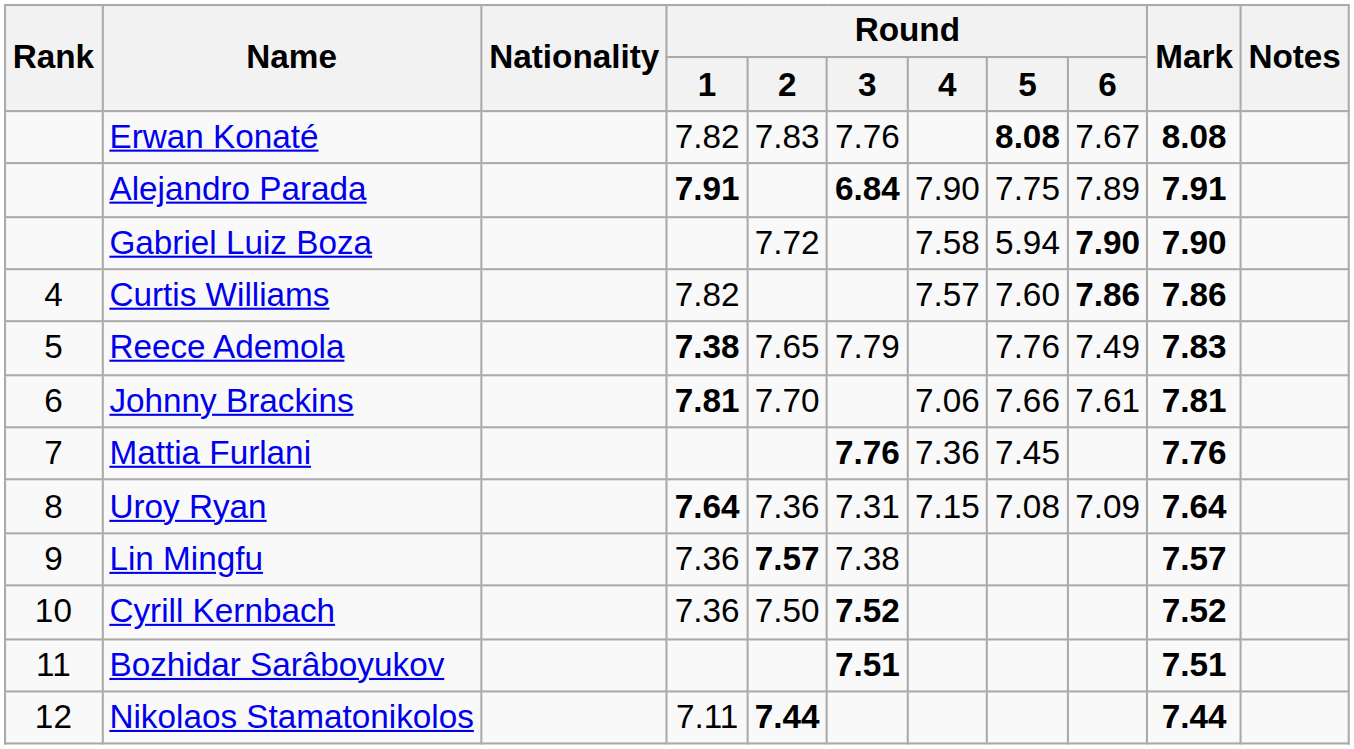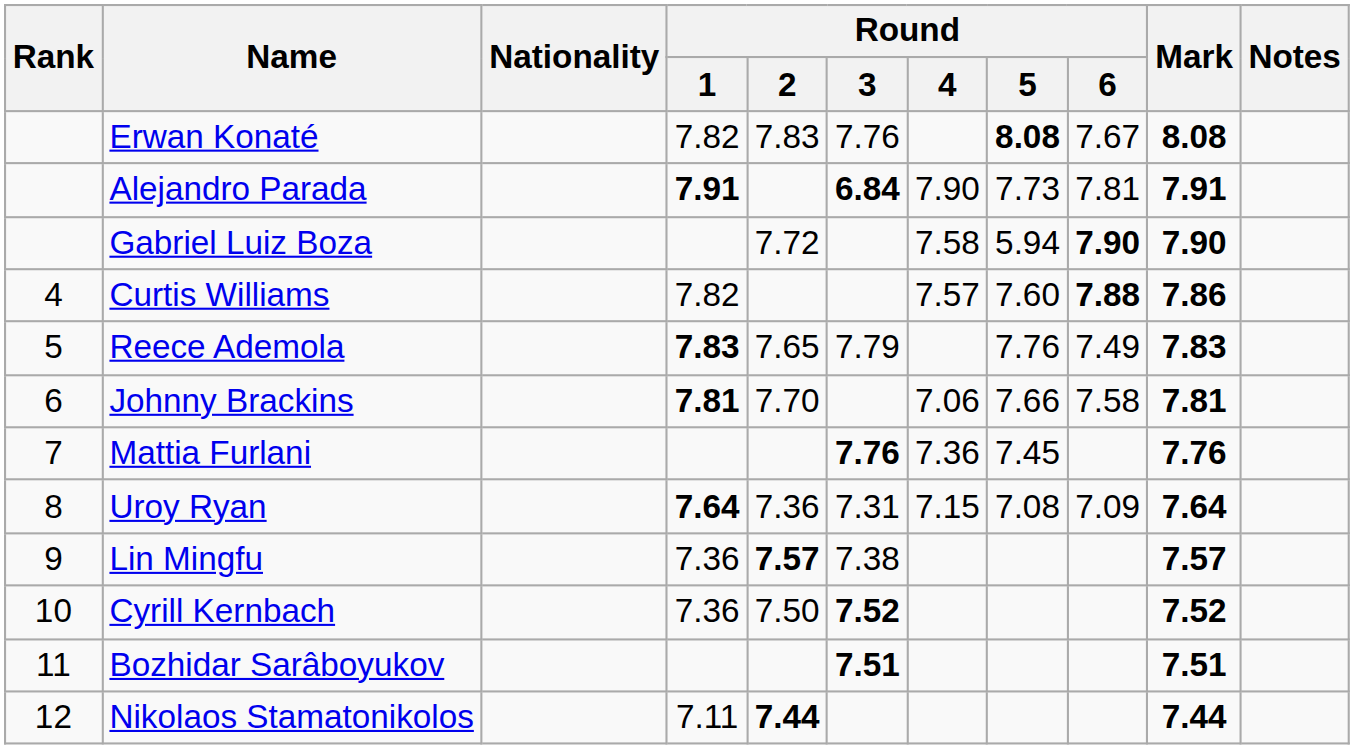(1028, 189) 7.75 -> (1028, 189) 7.73
(1108, 189) 7.89 -> (1108, 189) 7.81
(1108, 294) 7.86 -> (1108, 294) 7.88
(707, 347) 7.38 -> (707, 347) 7.83
(1108, 400) 7.61 -> (1108, 400) 7.58
